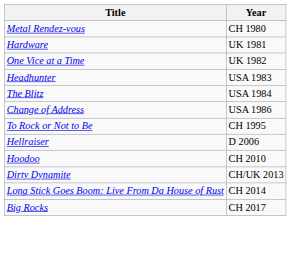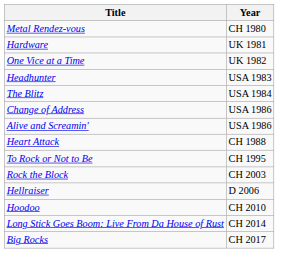+ row: (48, 126)
+ row: (33, 142)
+ row: (37, 175)
- row: (39, 175)
